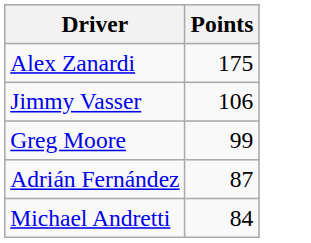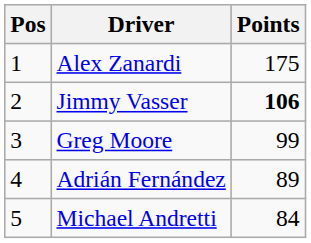+ column: (28, 24)
(236, 101) normal -> (282, 101) bold
(242, 179) 87 -> (288, 179) 89
